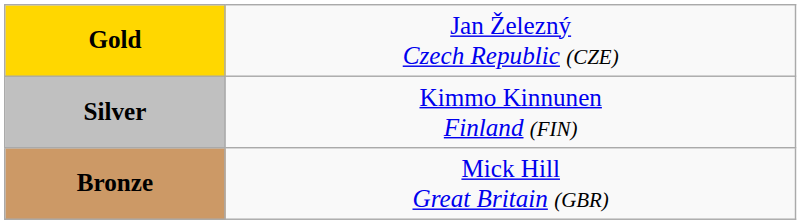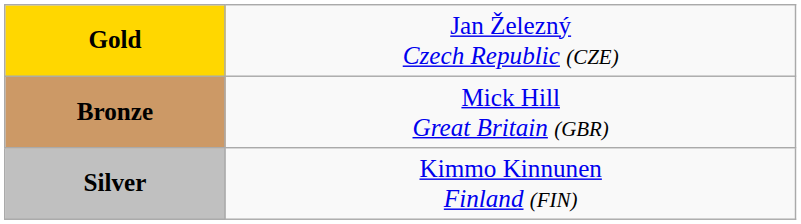rows swapped: (115, 111) <-> (115, 182)
